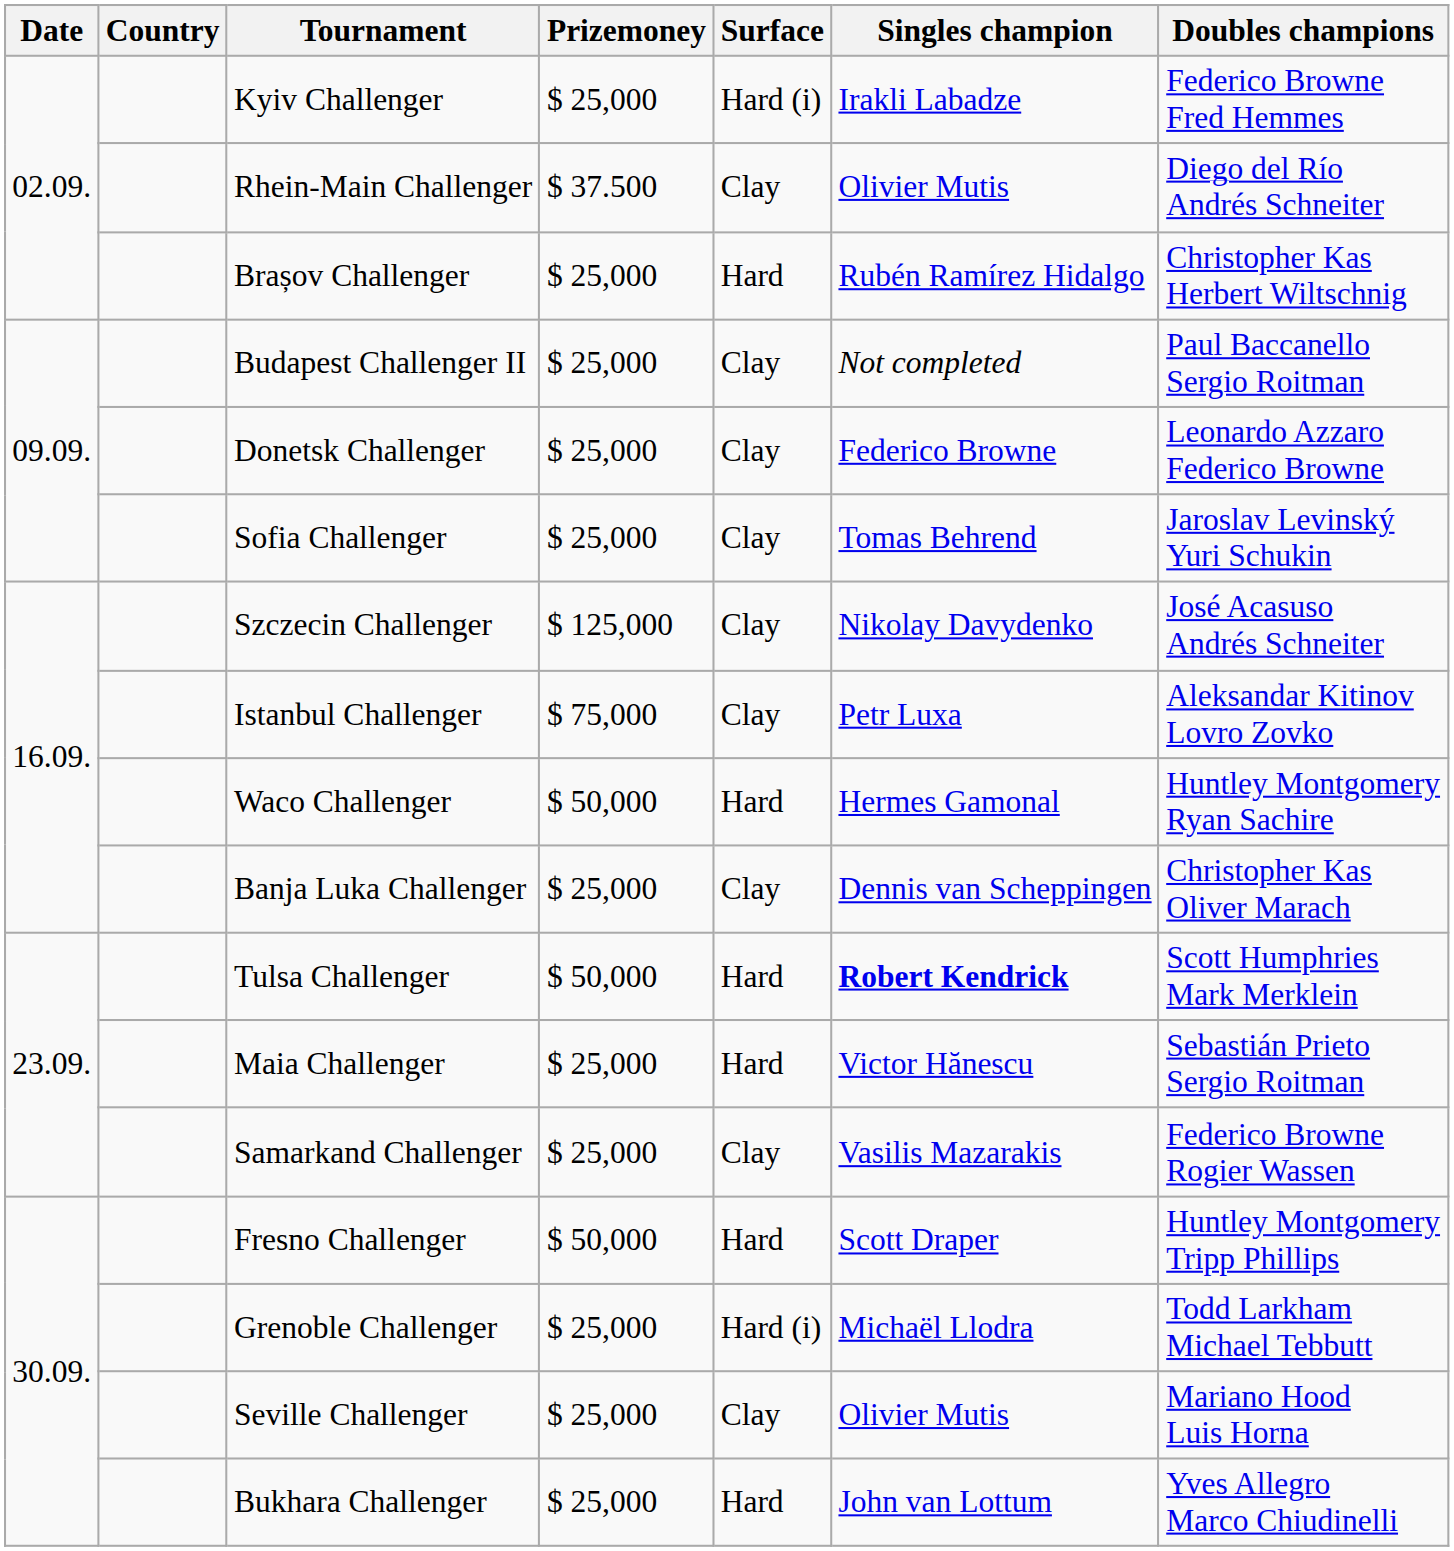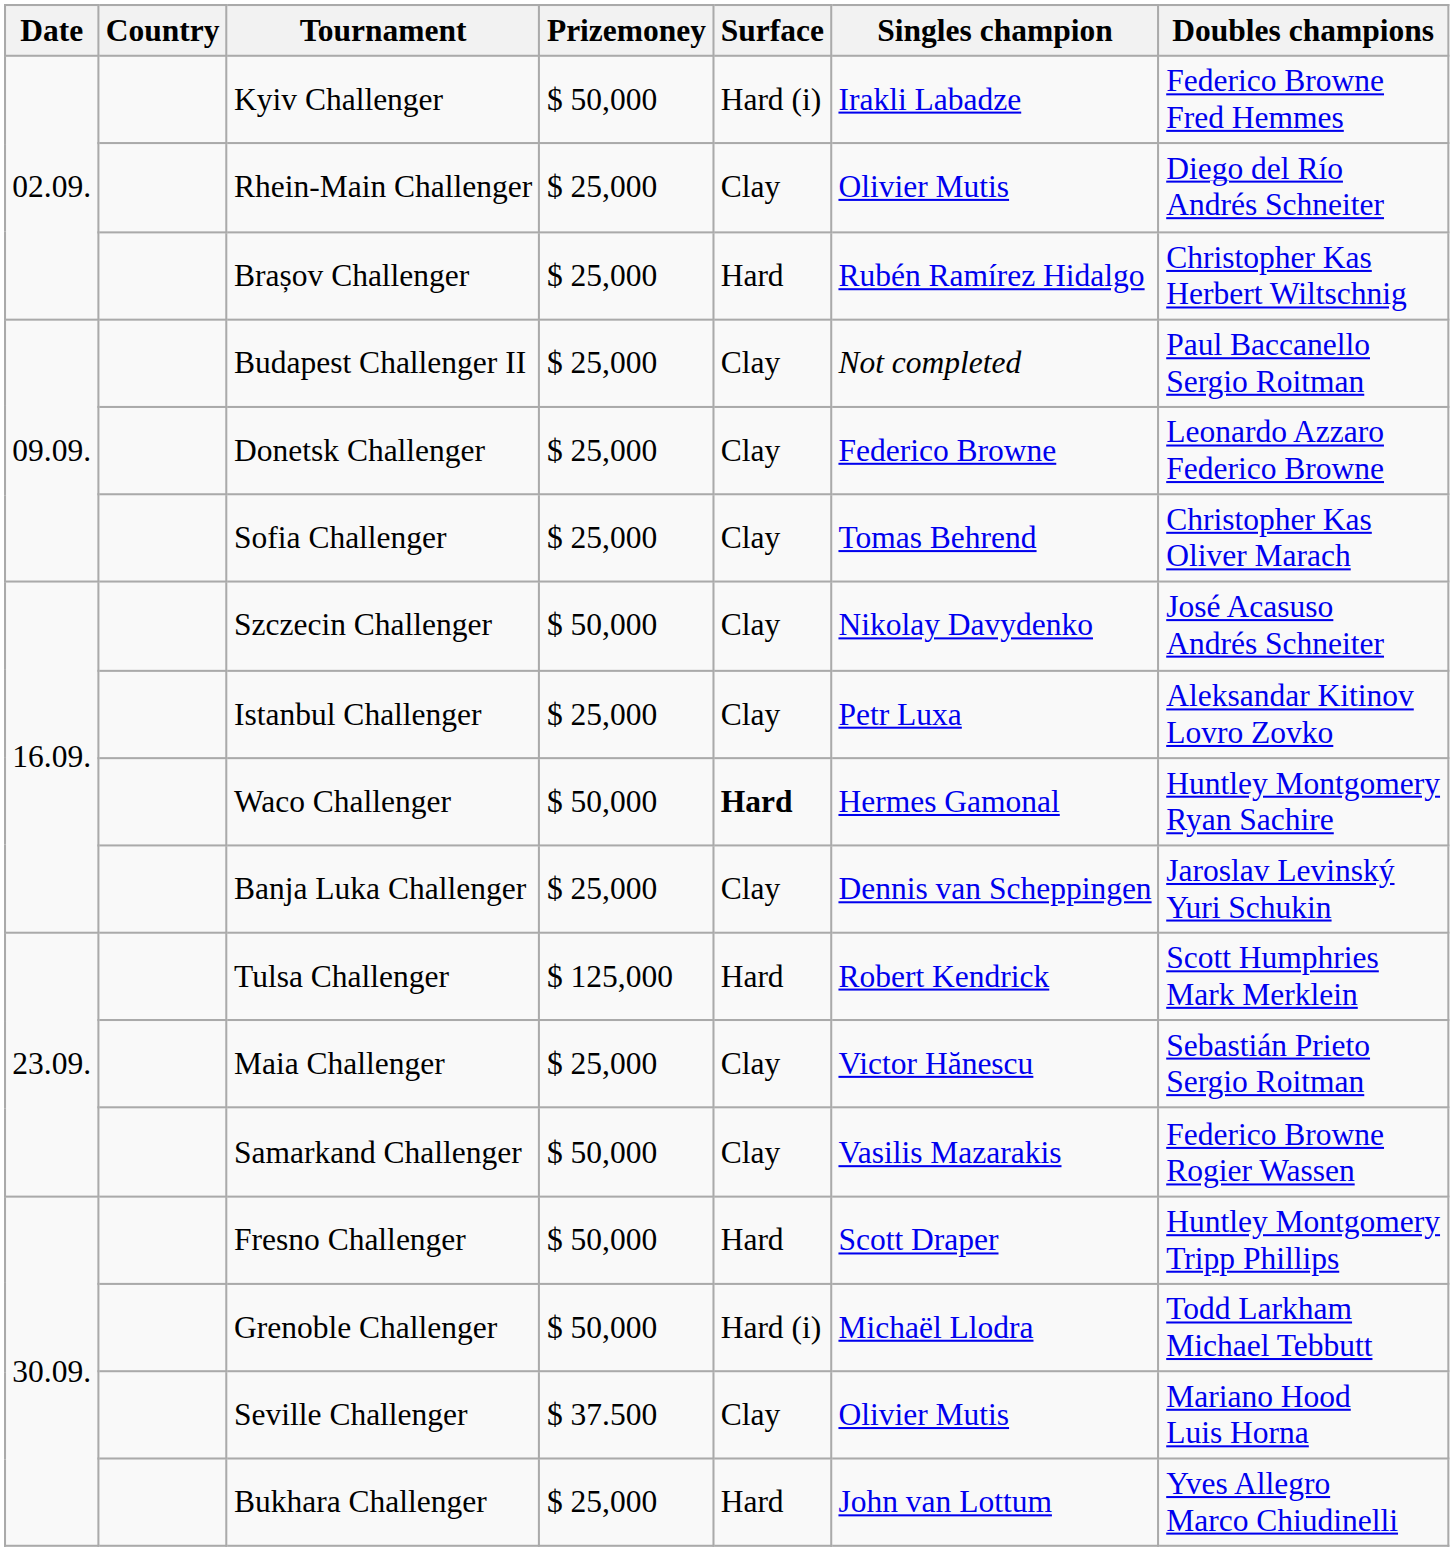(602, 98) $ 25,000 -> (602, 98) $ 50,000
(602, 186) $ 37.500 -> (602, 186) $ 25,000
(1280, 537) Jaroslav Levinský Yuri Schukin -> (1269, 537) Christopher Kas Oliver Marach
(610, 625) $ 125,000 -> (602, 625) $ 50,000
(602, 712) $ 75,000 -> (602, 712) $ 25,000
(752, 800) normal -> (757, 800) bold
(1269, 888) Christopher Kas Oliver Marach -> (1280, 888) Jaroslav Levinský Yuri Schukin
(602, 975) $ 50,000 -> (610, 975) $ 125,000
(954, 975) bold -> (944, 975) normal
(752, 1063) Hard -> (750, 1063) Clay
(602, 1151) $ 25,000 -> (602, 1151) $ 50,000
(602, 1326) $ 25,000 -> (602, 1326) $ 50,000
(602, 1414) $ 25,000 -> (602, 1414) $ 37.500
